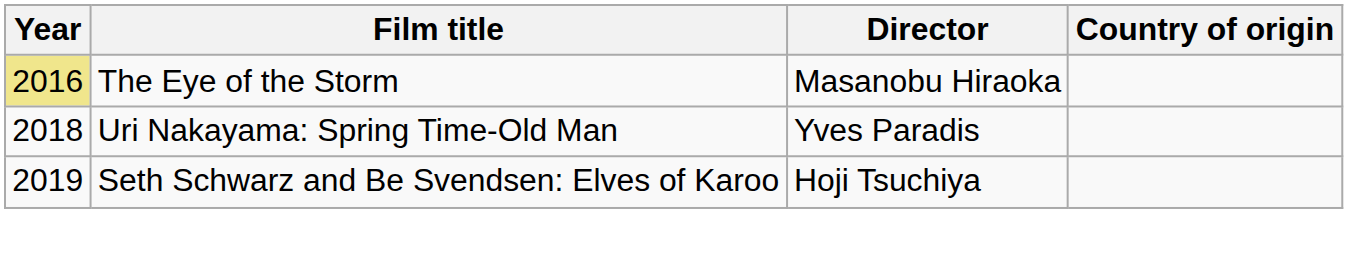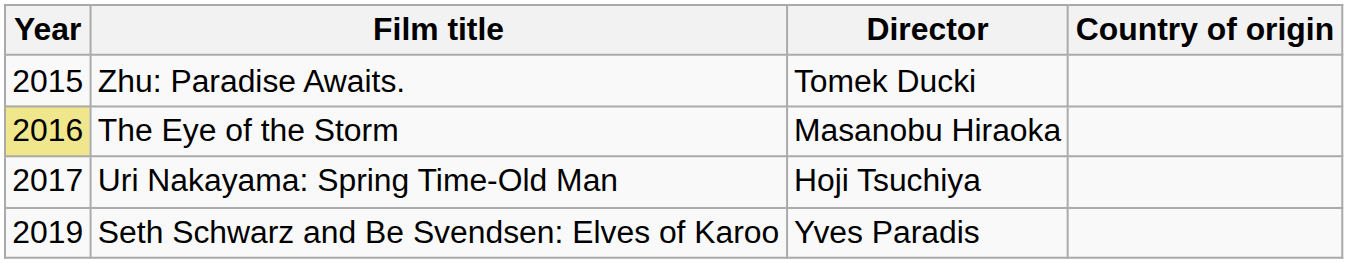+ row: (252, 80)
(48, 130) 2018 -> (48, 181) 2017
(887, 130) Yves Paradis -> (887, 181) Hoji Tsuchiya
(887, 181) Hoji Tsuchiya -> (887, 231) Yves Paradis
